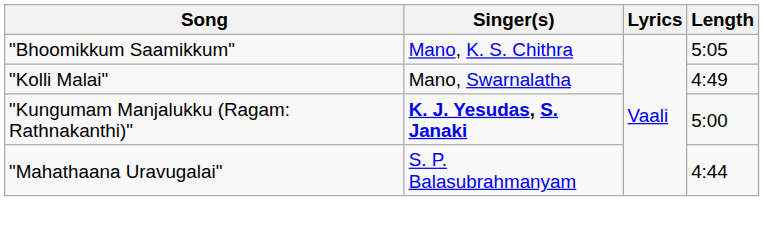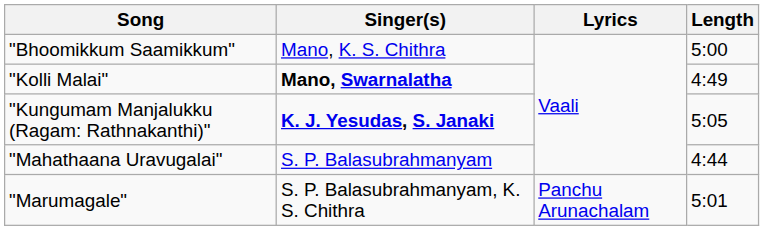(709, 50) 5:05 -> (709, 50) 5:00
(490, 79) normal -> (366, 79) bold
(709, 120) 5:00 -> (709, 120) 5:05
+ row: (68, 201)
